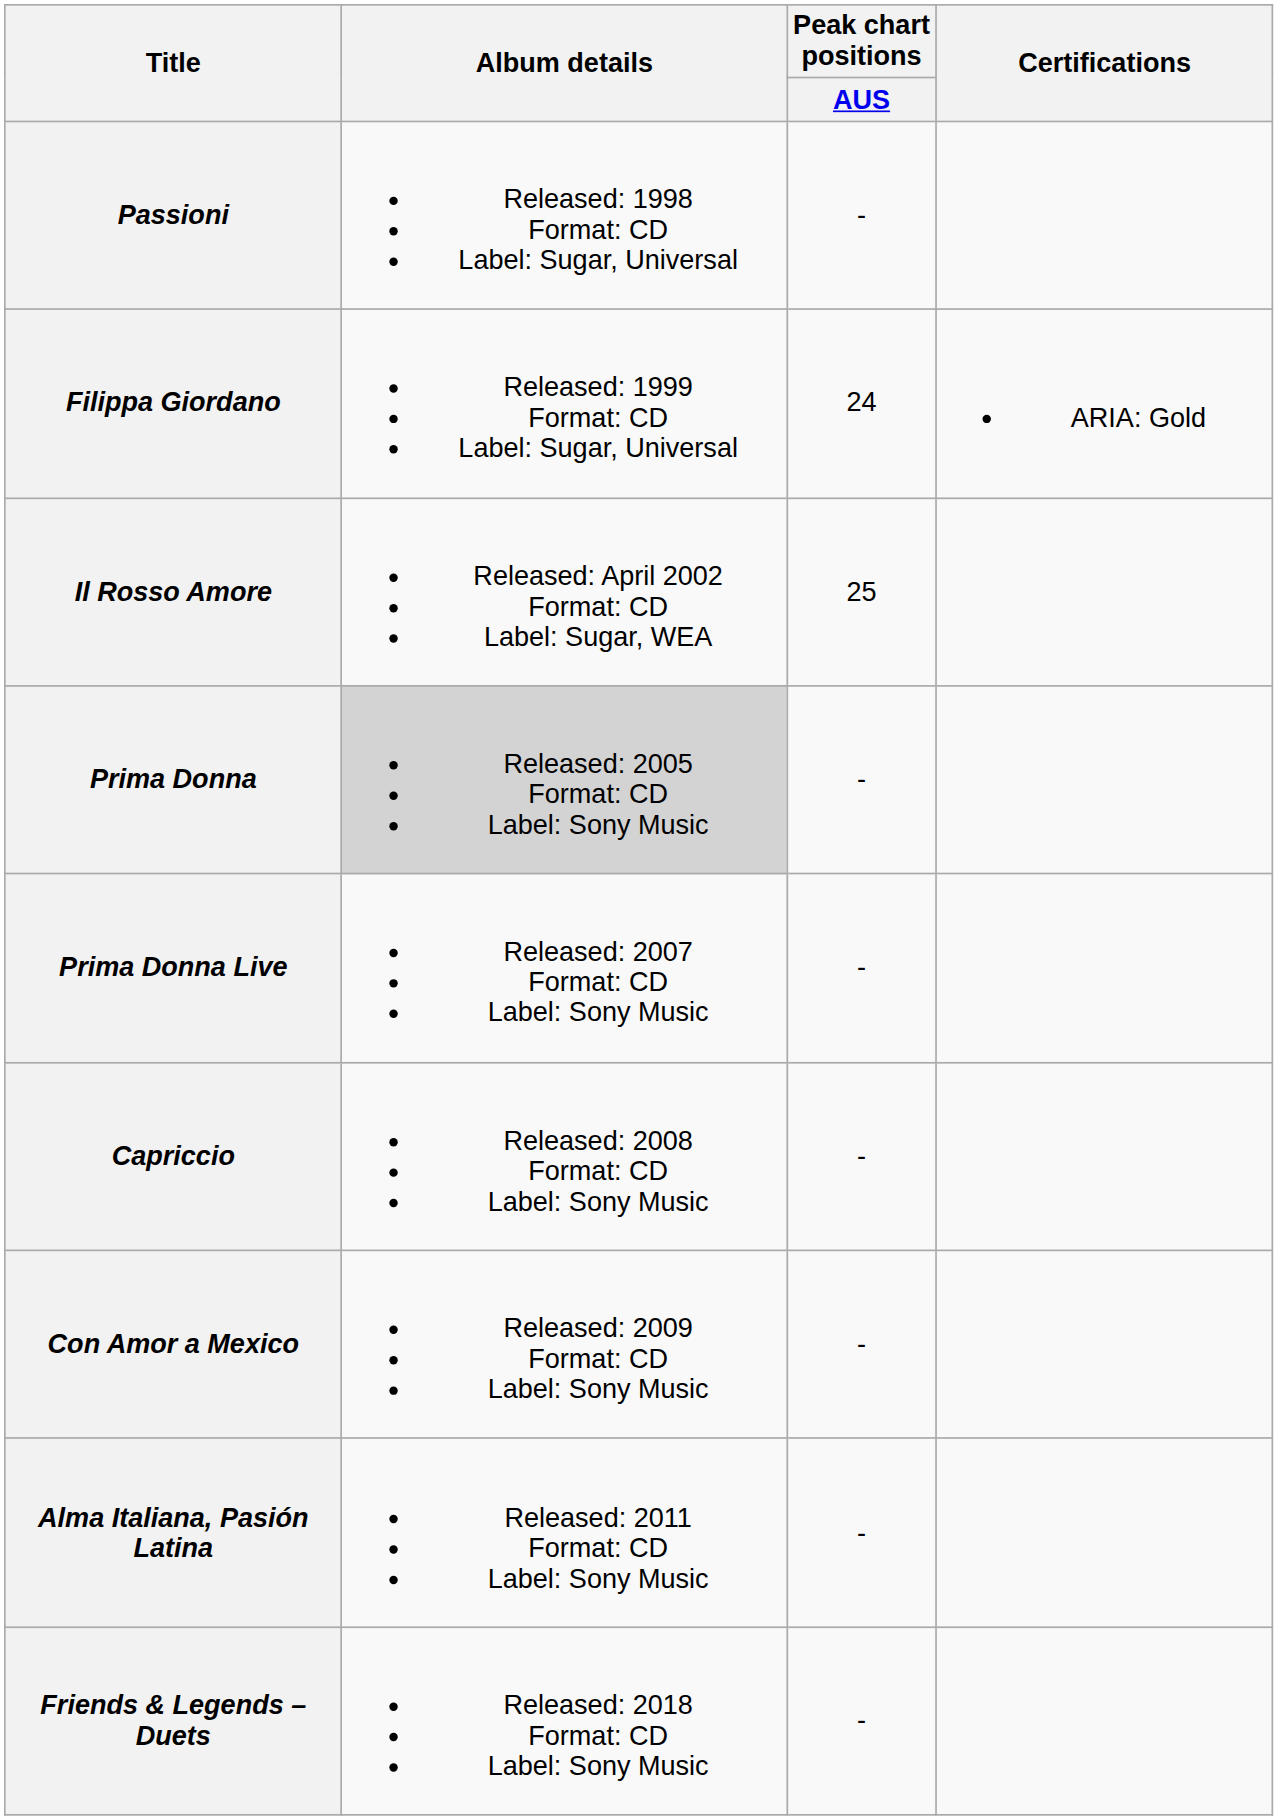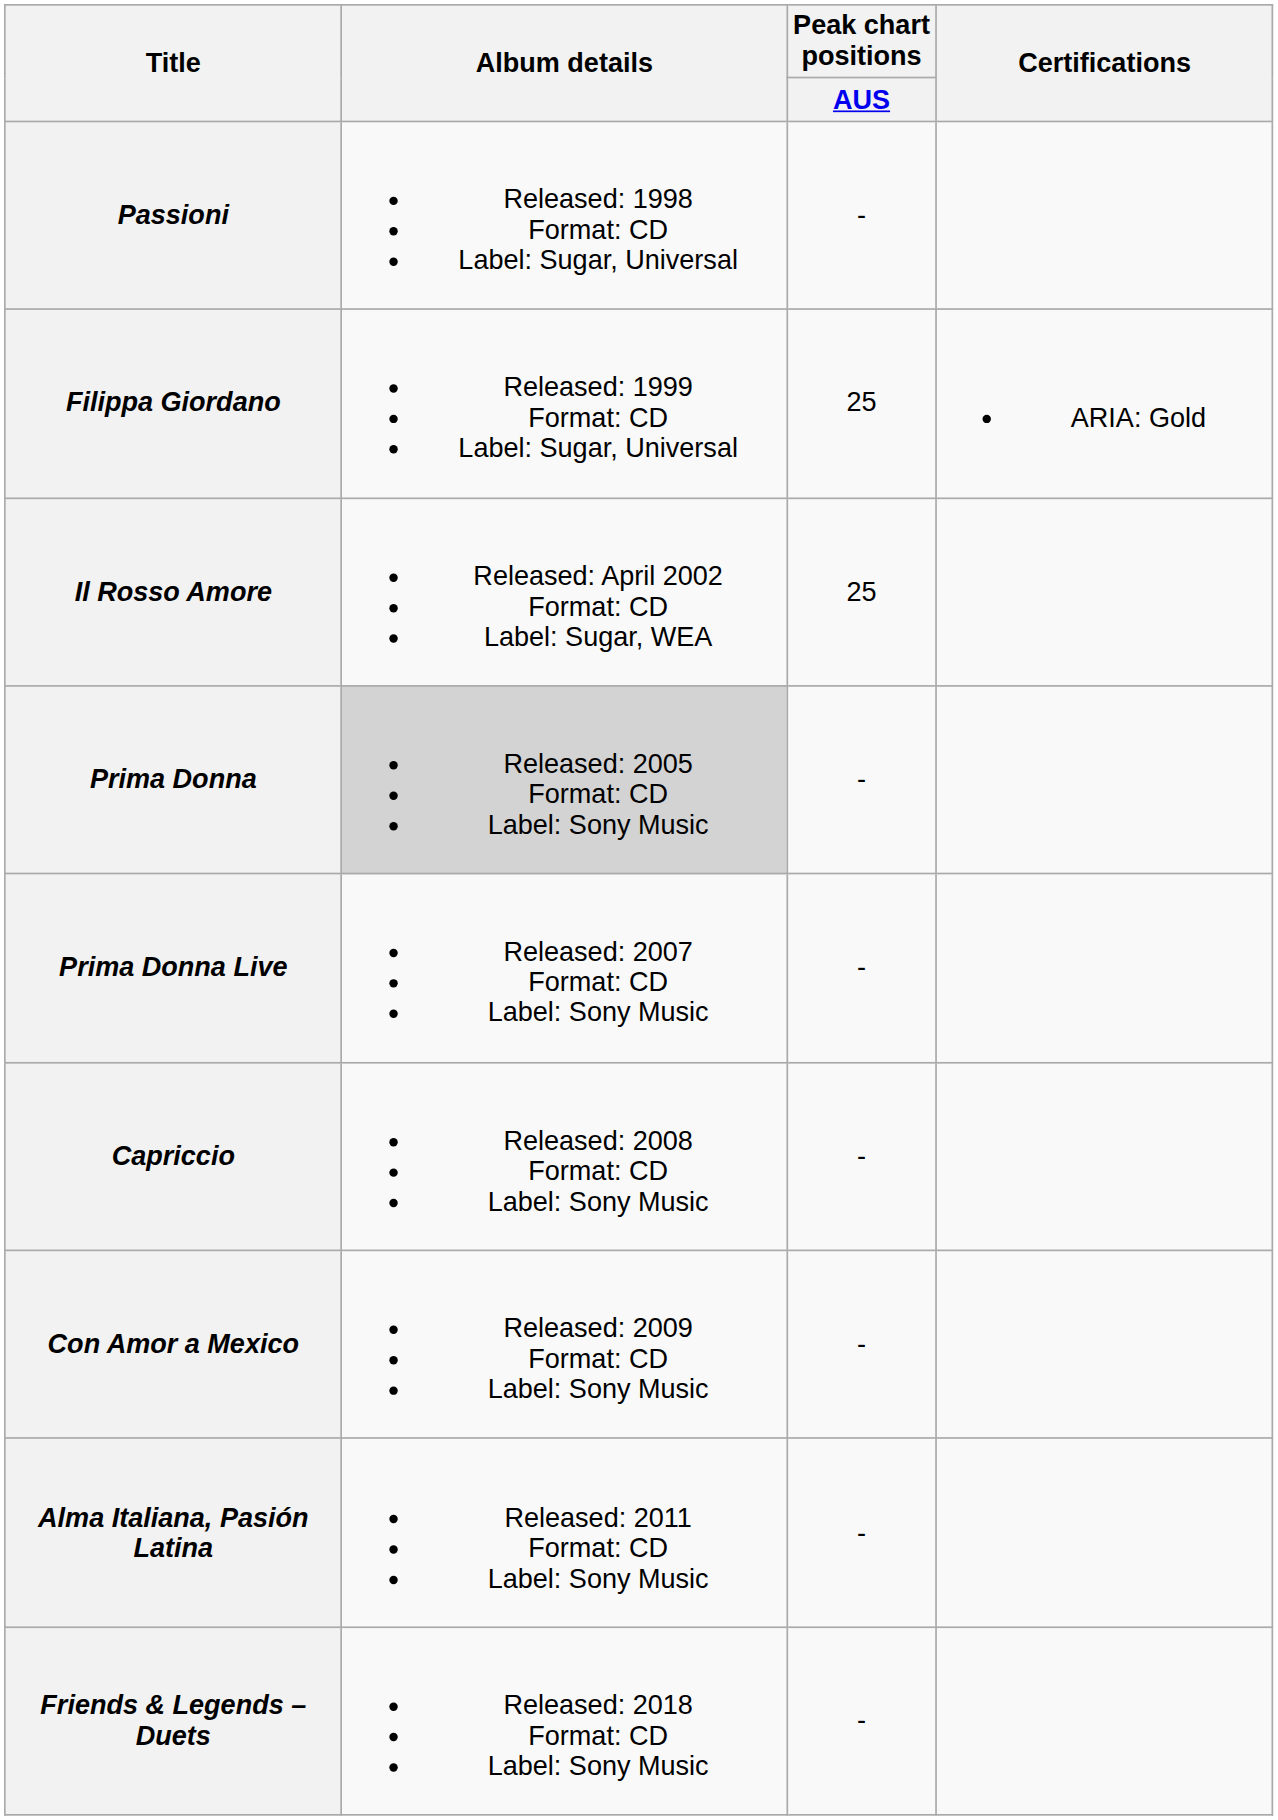(862, 403) 24 -> (862, 403) 25
